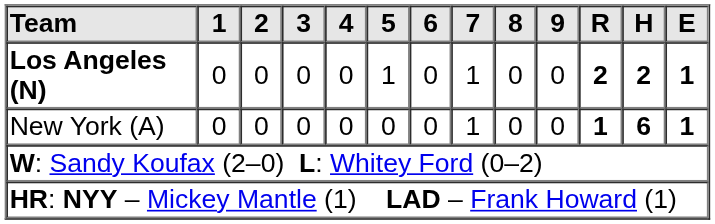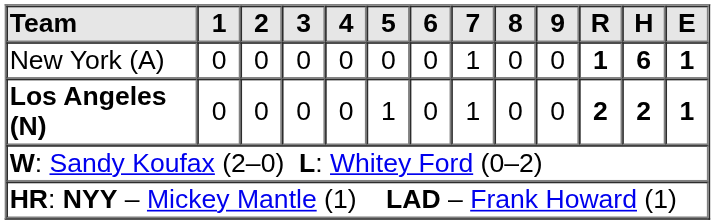rows swapped: (87, 126) <-> (88, 75)
